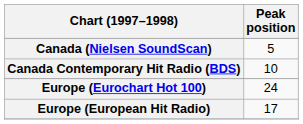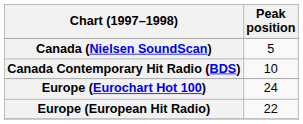(271, 108) 17 -> (271, 108) 22
